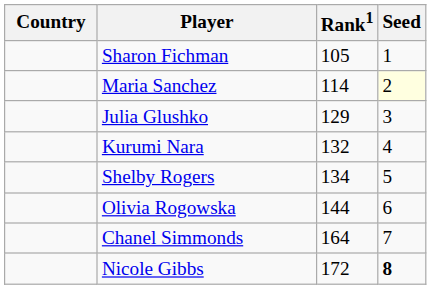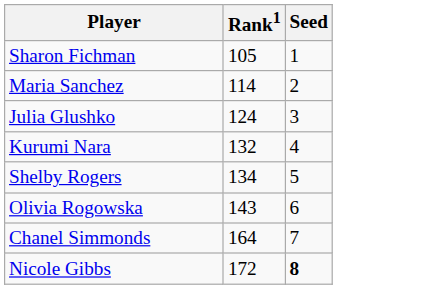- column: (51, 22)
(387, 85) lightyellow background -> (294, 85) no background
(335, 116) 129 -> (242, 116) 124
(335, 207) 144 -> (242, 207) 143
